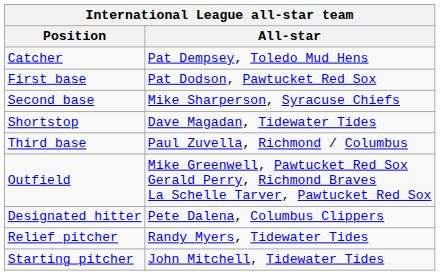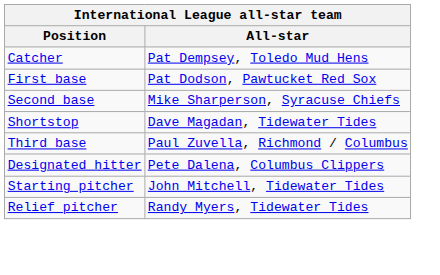- row: (39, 180)
rows swapped: (71, 259) <-> (63, 238)
